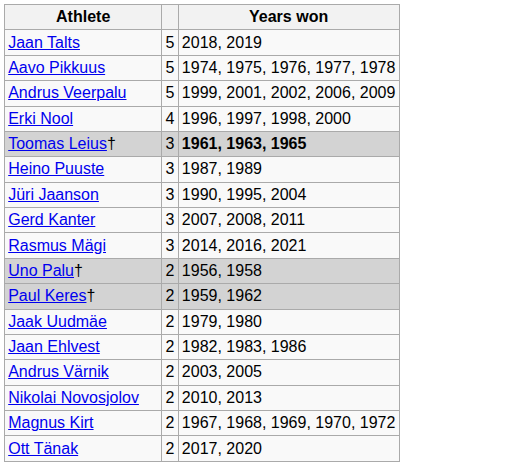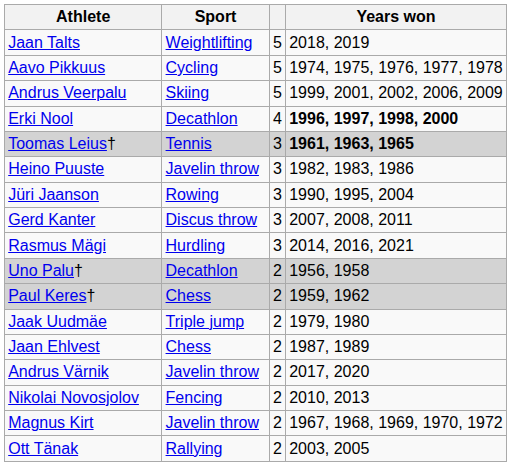+ column: (216, 17)
(266, 118) normal -> (374, 118) bold
(222, 169) 1987, 1989 -> (352, 169) 1982, 1983, 1986
(244, 347) 1982, 1983, 1986 -> (329, 347) 1987, 1989
(222, 372) 2003, 2005 -> (329, 372) 2017, 2020
(222, 448) 2017, 2020 -> (329, 448) 2003, 2005
